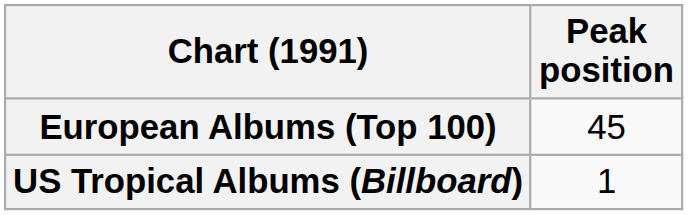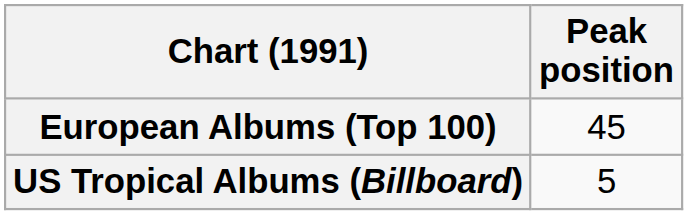(607, 181) 1 -> (607, 181) 5
